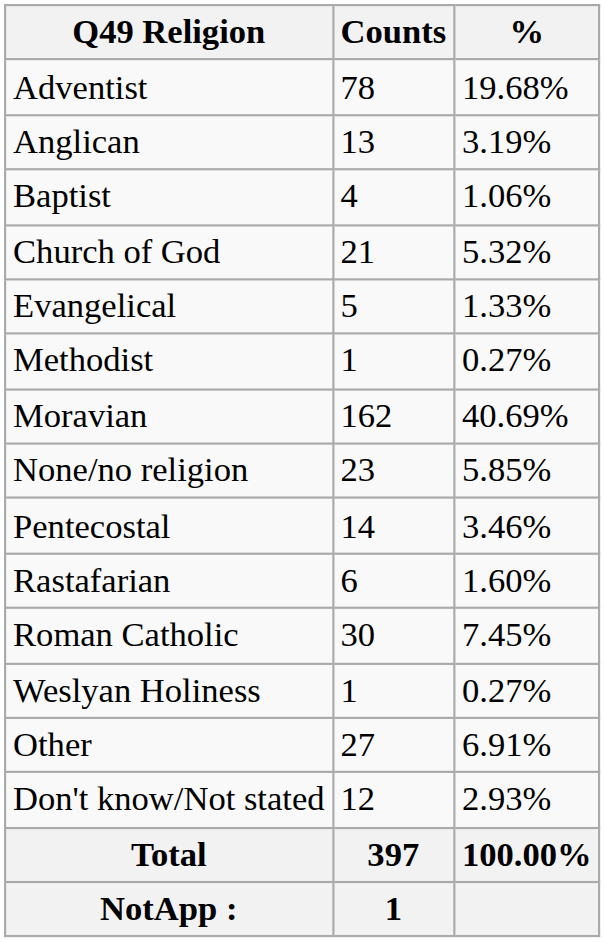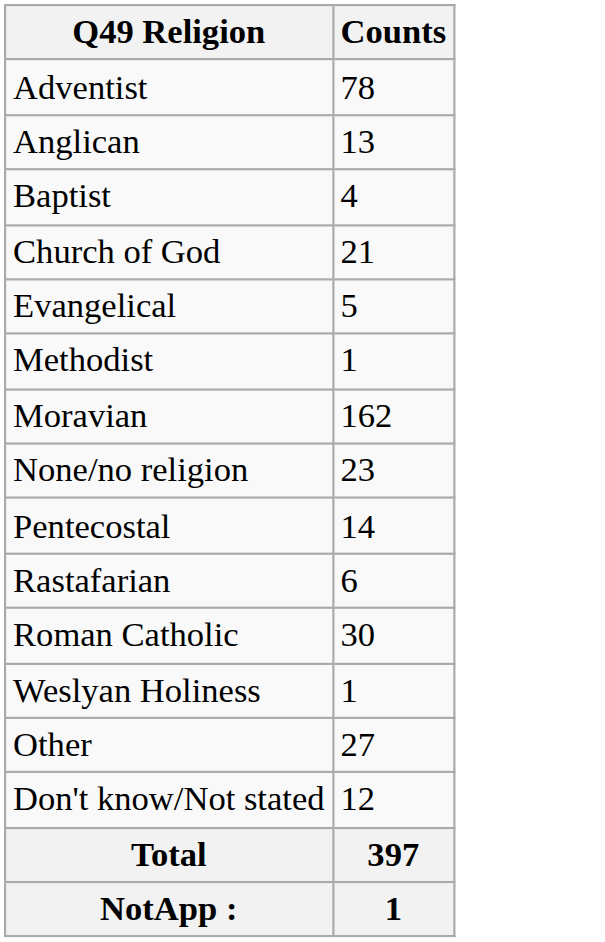- column: (527, 31)
